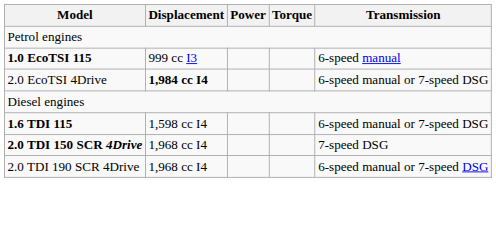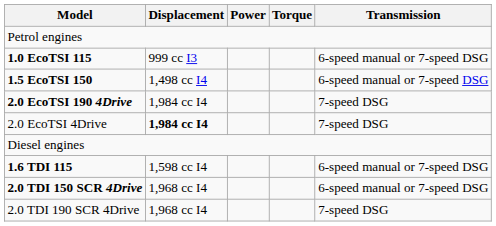(359, 58) 6-speed manual -> (403, 58) 6-speed manual or 7-speed DSG
+ row: (50, 80)
+ row: (70, 102)
(403, 80) 6-speed manual or 7-speed DSG -> (353, 123) 7-speed DSG
(353, 145) 7-speed DSG -> (403, 188) 6-speed manual or 7-speed DSG
(403, 166) 6-speed manual or 7-speed DSG -> (353, 210) 7-speed DSG
